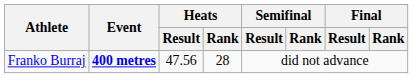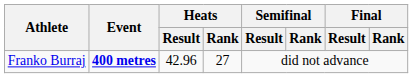(181, 61) 47.56 -> (181, 61) 42.96
(223, 61) 28 -> (223, 61) 27
